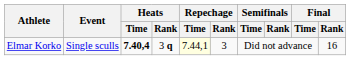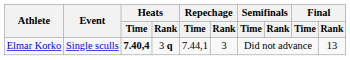(195, 46) lightyellow background -> (195, 46) no background
(332, 46) 16 -> (332, 46) 13
